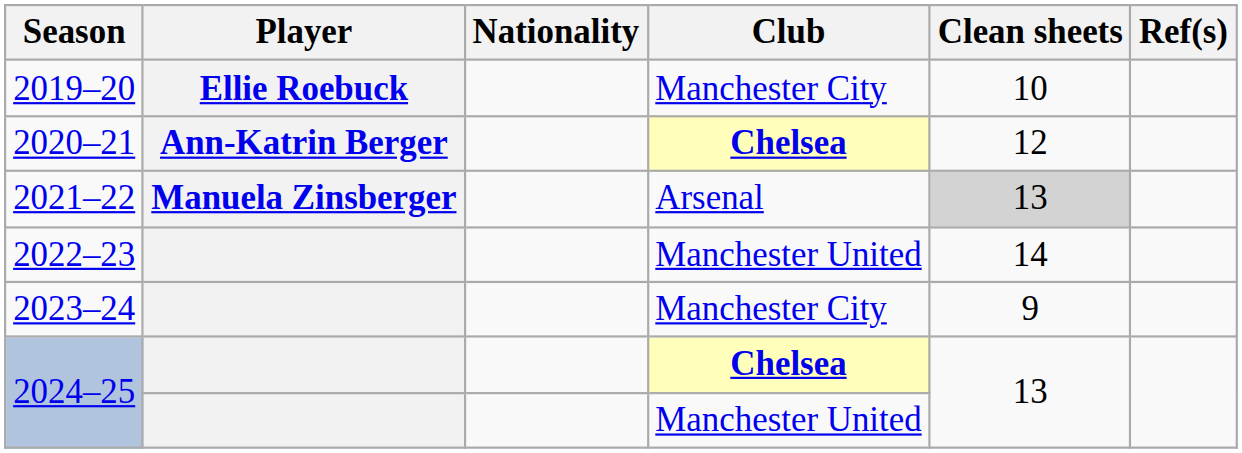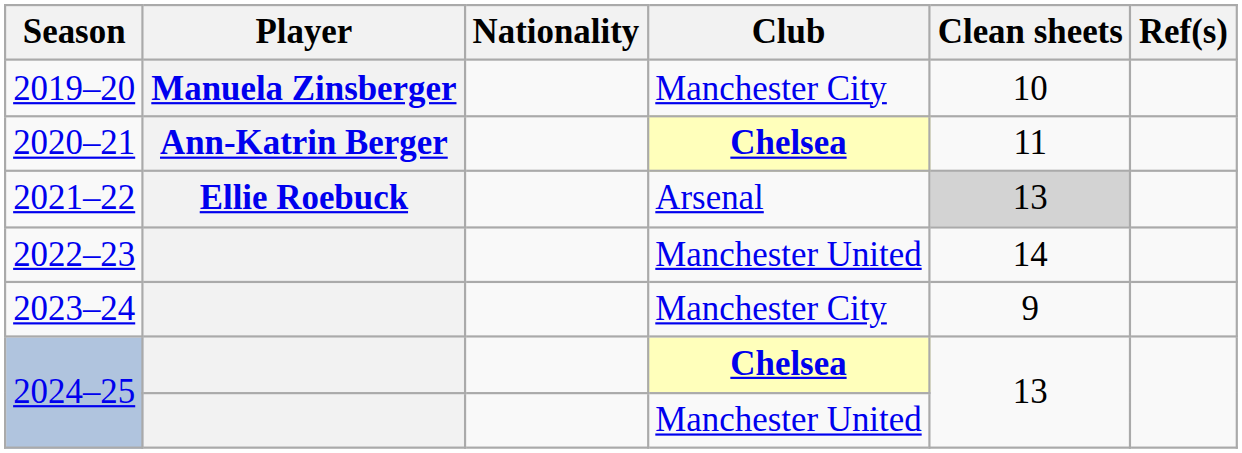(304, 87) Ellie Roebuck -> (304, 87) Manuela Zinsberger
(1030, 142) 12 -> (1030, 142) 11
(304, 198) Manuela Zinsberger -> (304, 198) Ellie Roebuck
